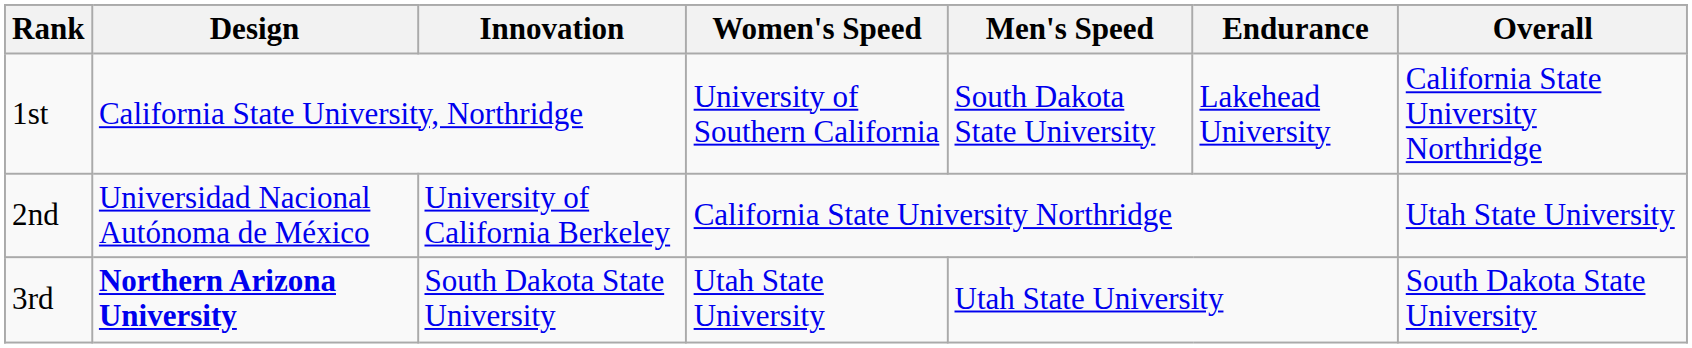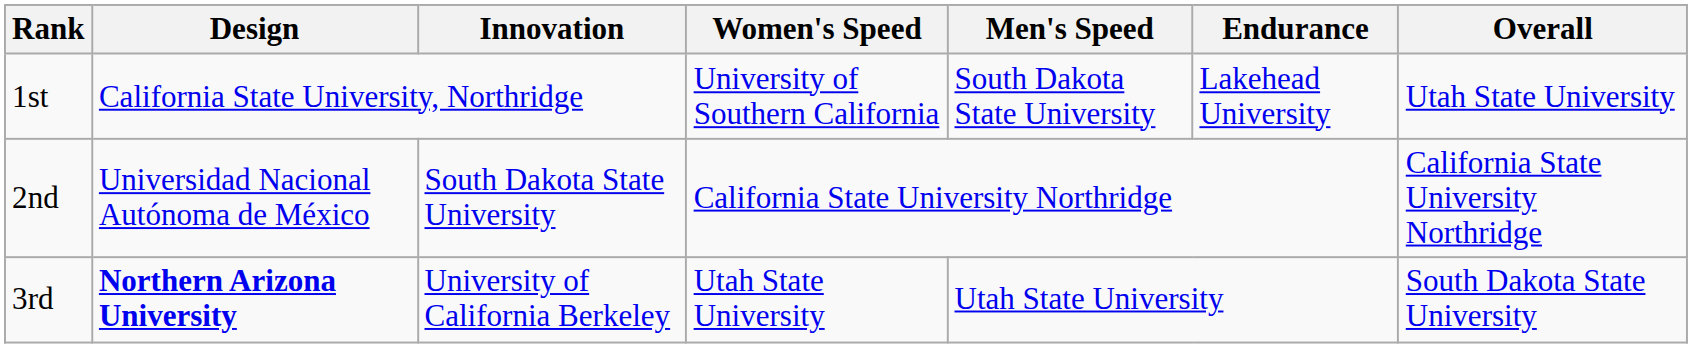(1504, 113) California State University Northridge -> (1540, 95) Utah State University
(547, 214) University of California Berkeley -> (544, 197) South Dakota State University
(1540, 214) Utah State University -> (1504, 197) California State University Northridge
(544, 299) South Dakota State University -> (547, 299) University of California Berkeley
